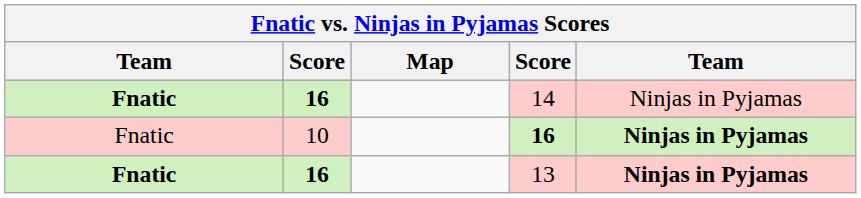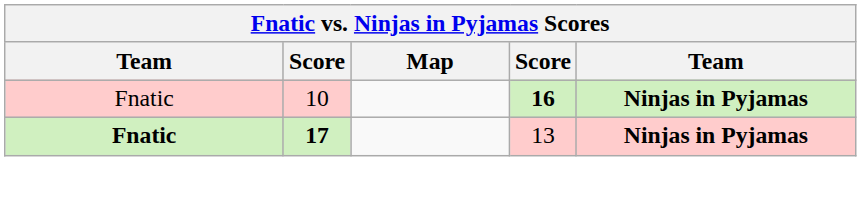- row: (543, 98)
(317, 173) 16 -> (317, 135) 17
